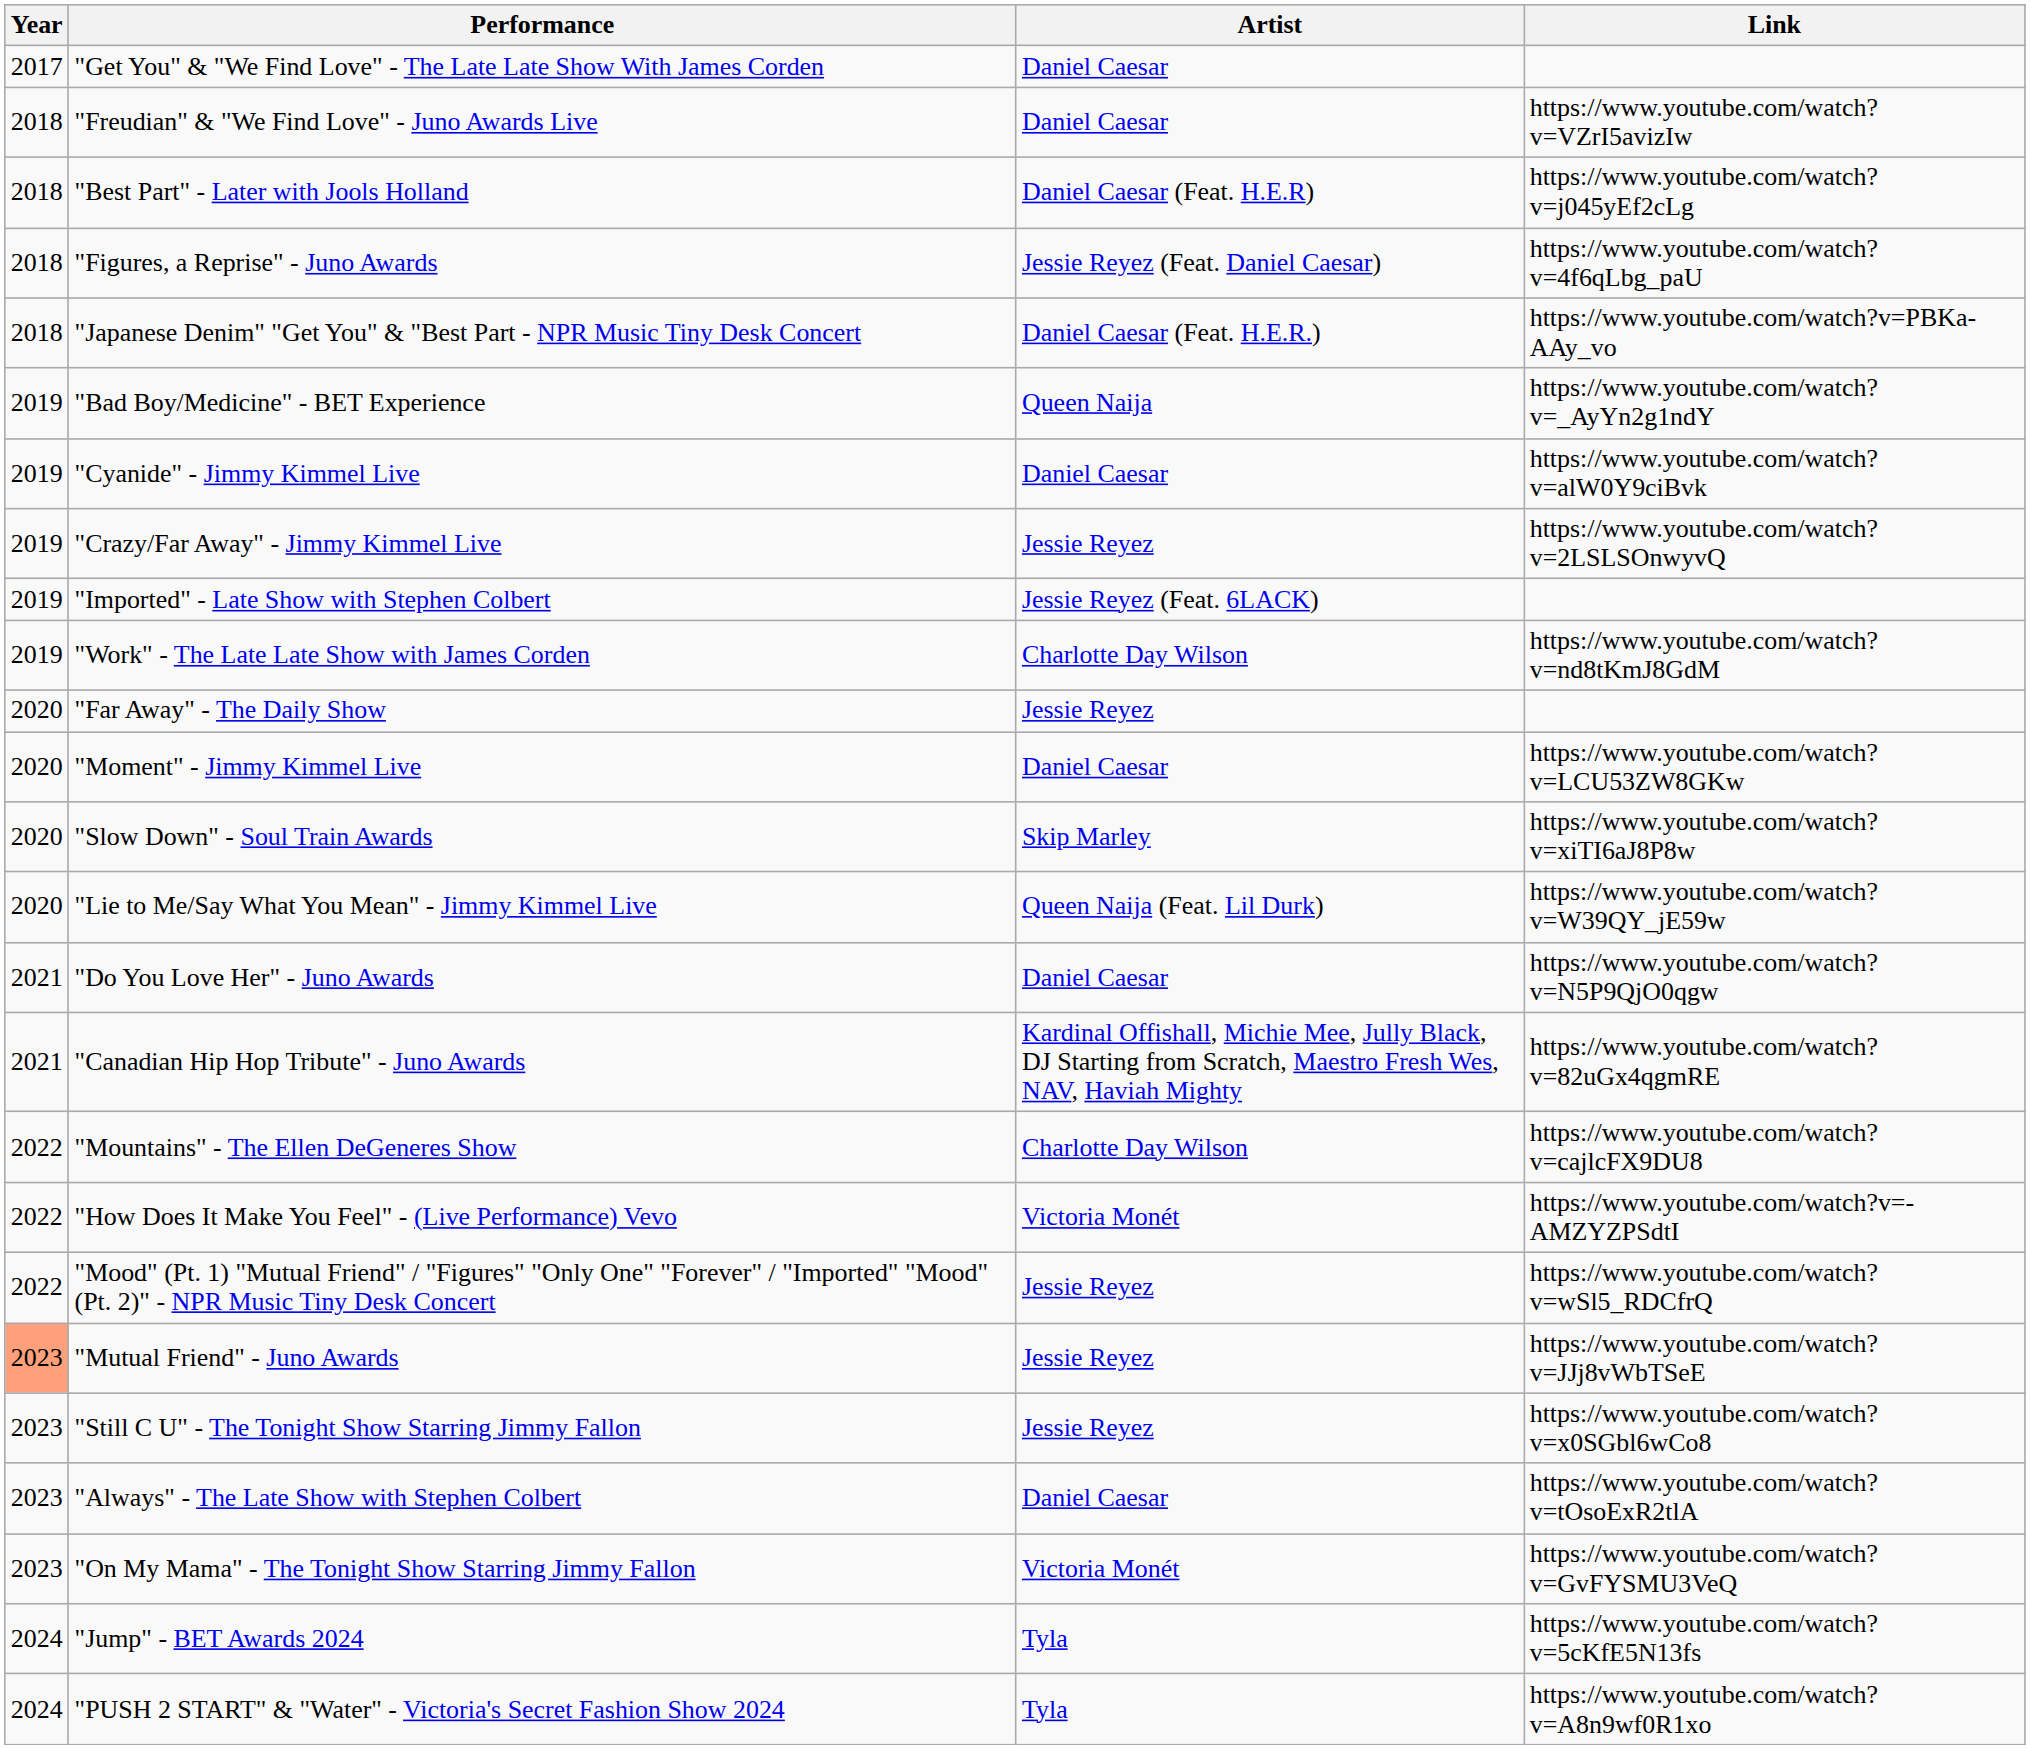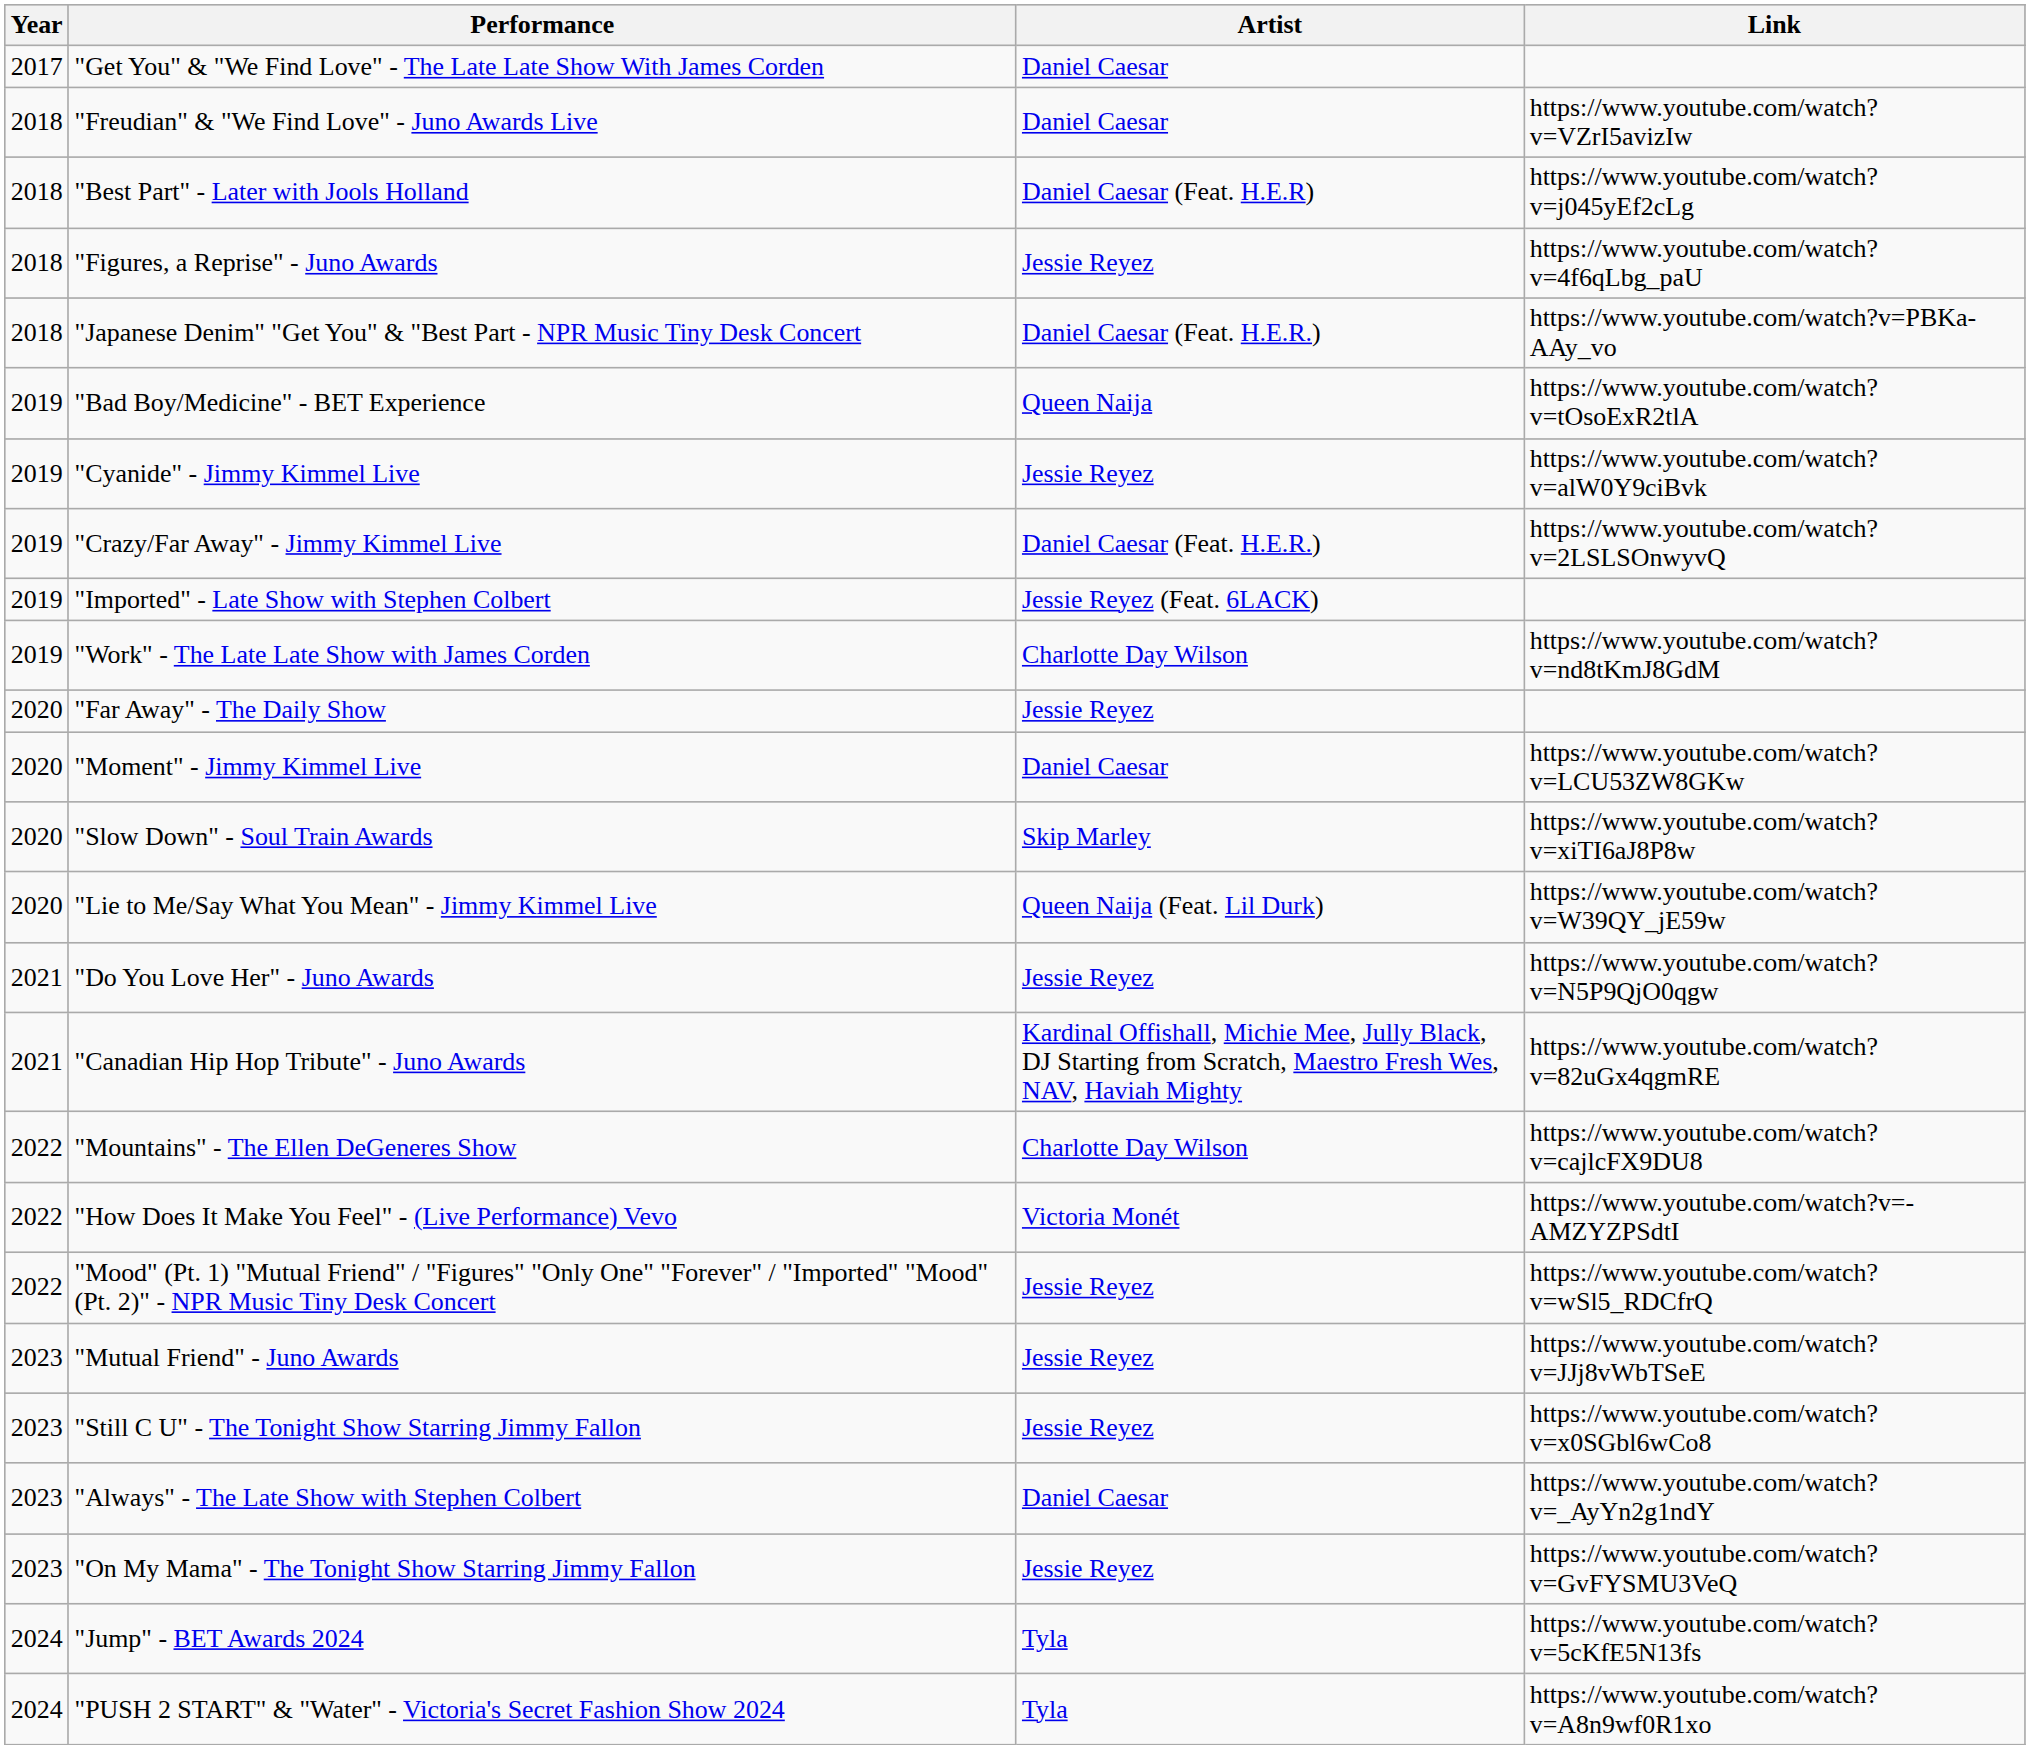(1202, 262) Jessie Reyez (Feat. Daniel Caesar) -> (1088, 262) Jessie Reyez
(1704, 402) https://www.youtube.com/watch?v=_AyYn2g1ndY -> (1704, 402) https://www.youtube.com/watch?v=tOsoExR2tlA
(1095, 473) Daniel Caesar -> (1088, 473) Jessie Reyez
(1088, 543) Jessie Reyez -> (1171, 543) Daniel Caesar (Feat. H.E.R.)
(1095, 977) Daniel Caesar -> (1088, 977) Jessie Reyez
(37, 1357) lightsalmon background -> (37, 1357) no background
(1704, 1498) https://www.youtube.com/watch?v=tOsoExR2tlA -> (1704, 1498) https://www.youtube.com/watch?v=_AyYn2g1ndY
(1101, 1568) Victoria Monét -> (1088, 1568) Jessie Reyez
